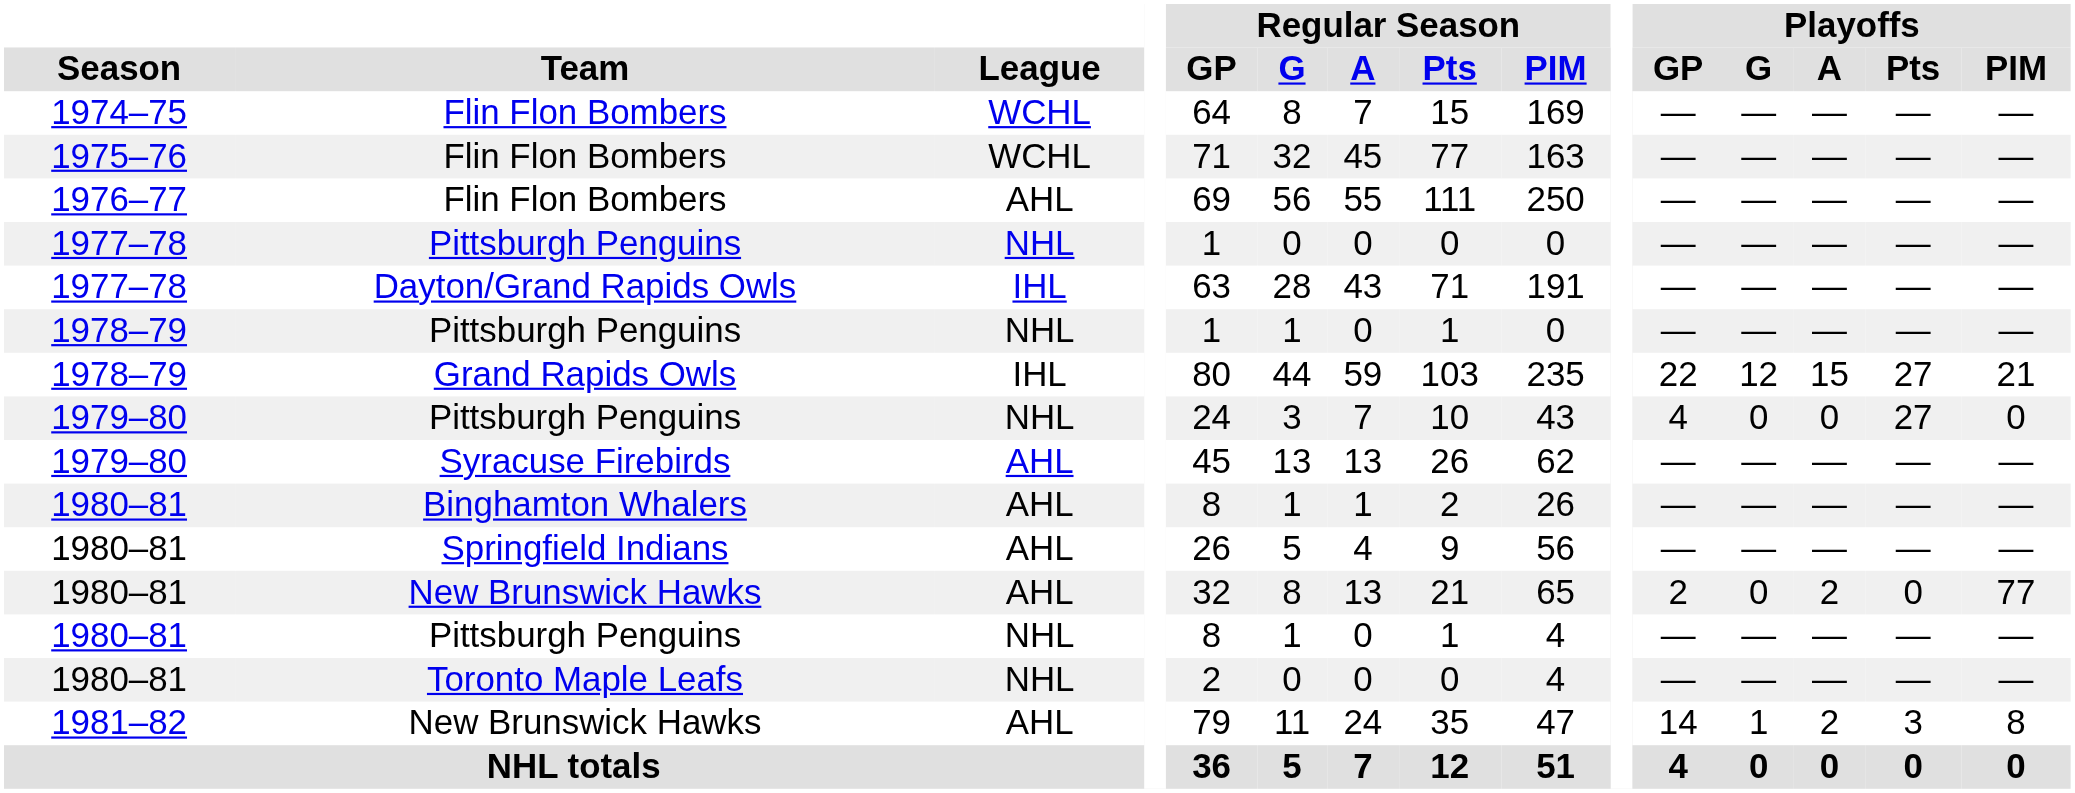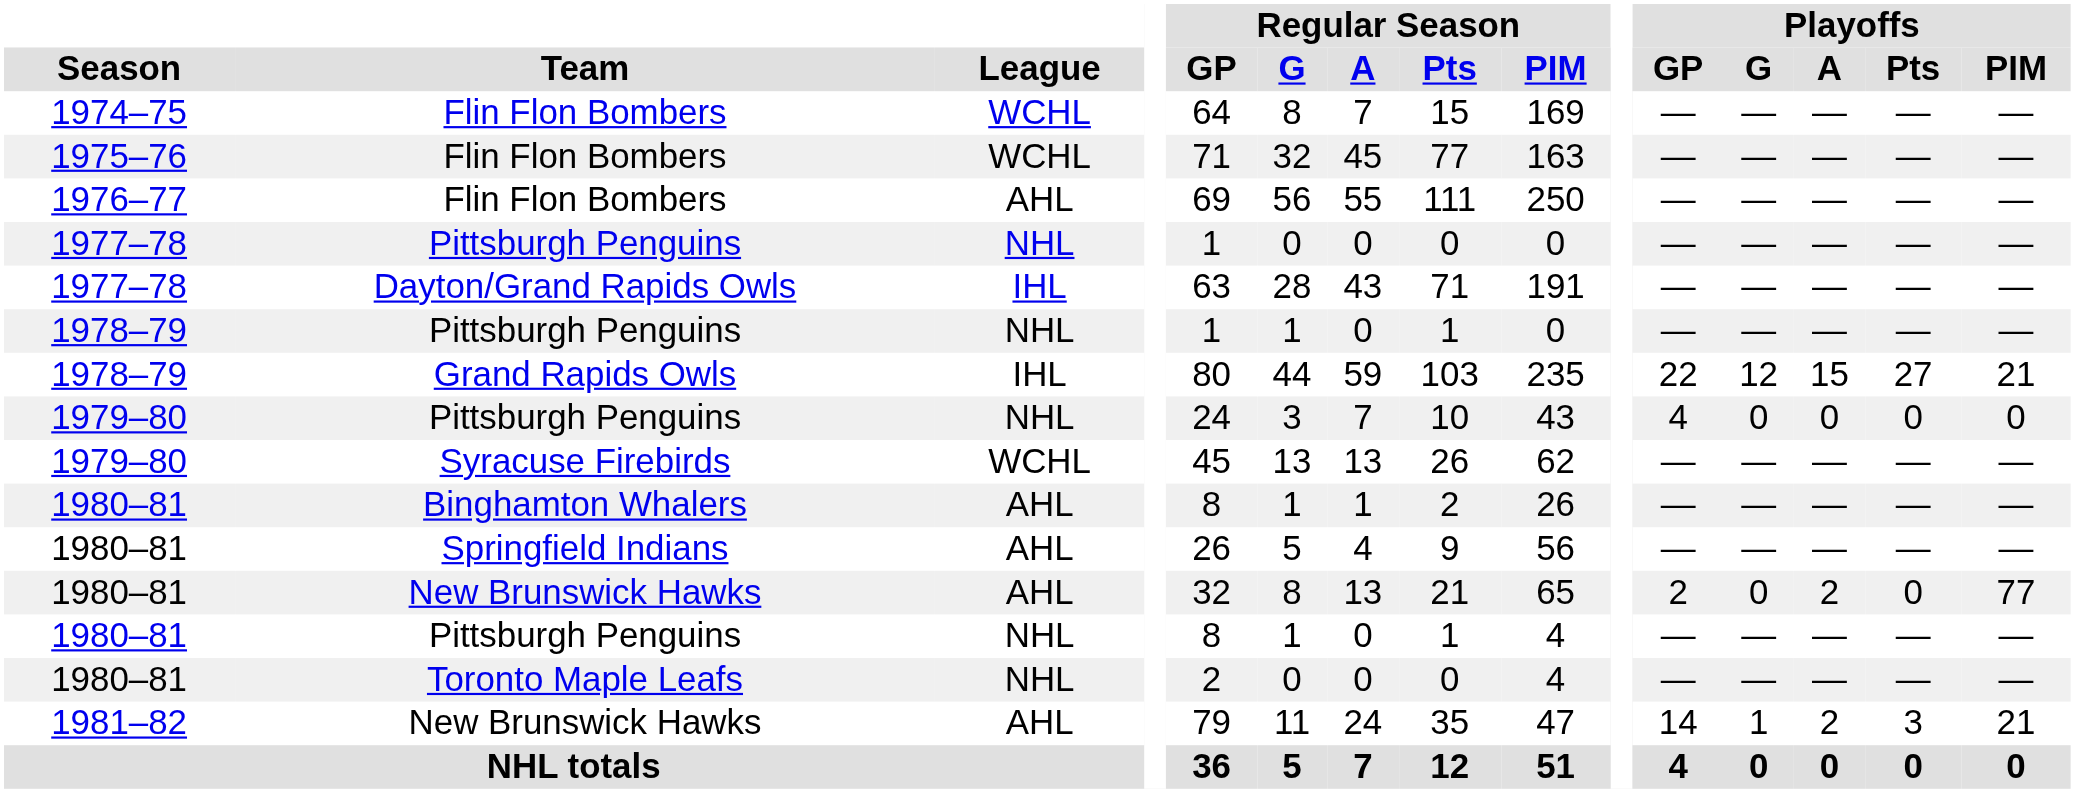(1913, 417) 27 -> (1913, 417) 0
(1040, 461) AHL -> (1040, 461) WCHL
(2016, 722) 8 -> (2016, 722) 21
